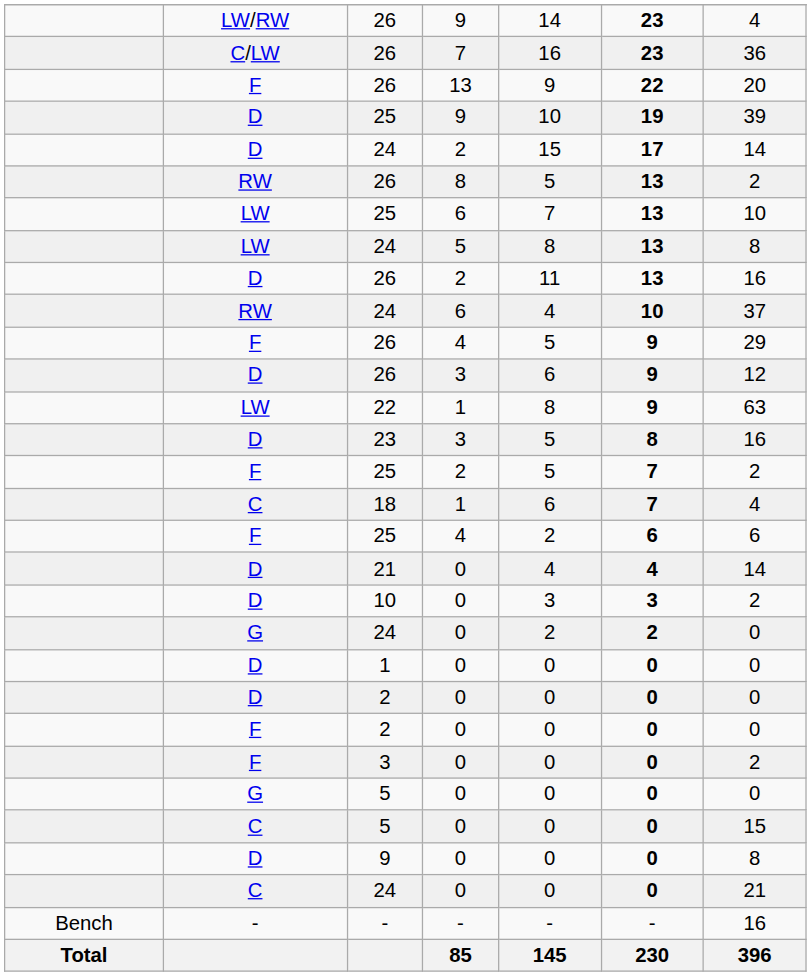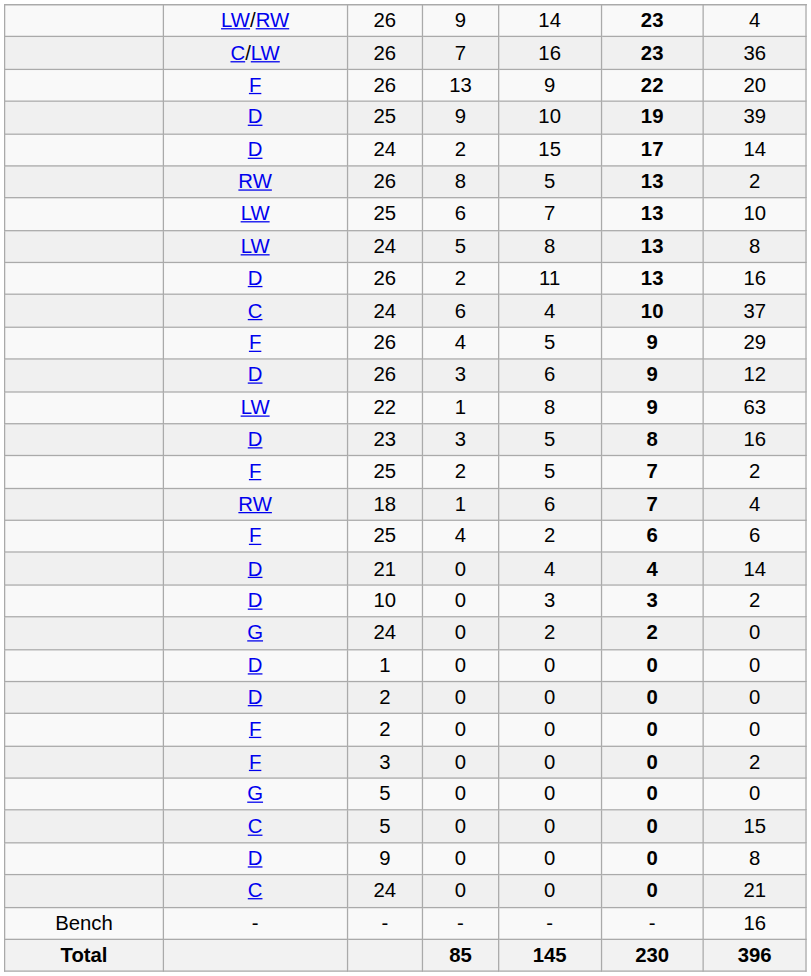(255, 310) RW -> (255, 310) C
(255, 504) C -> (255, 504) RW
